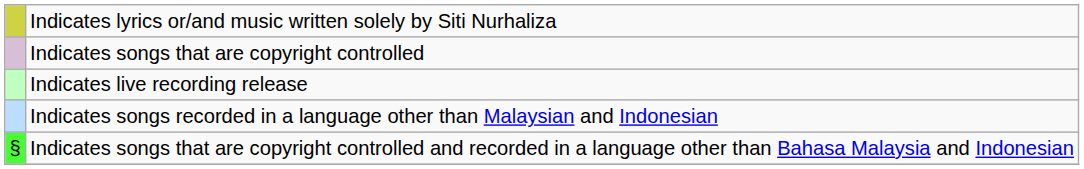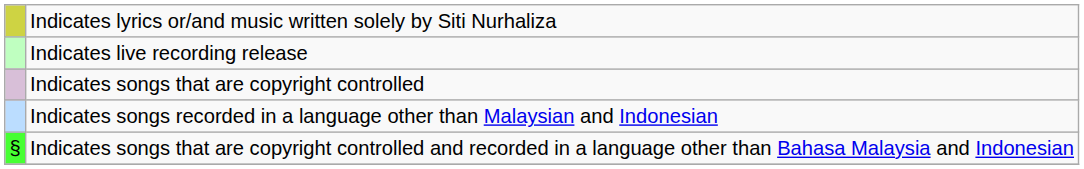rows swapped: (227, 53) <-> (169, 85)
